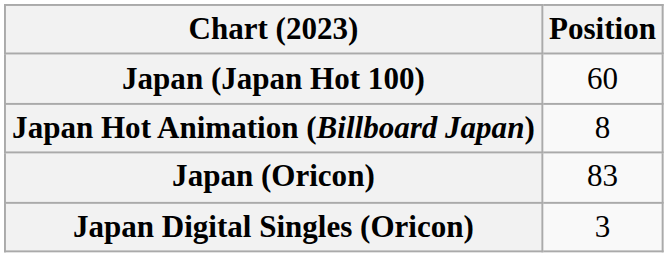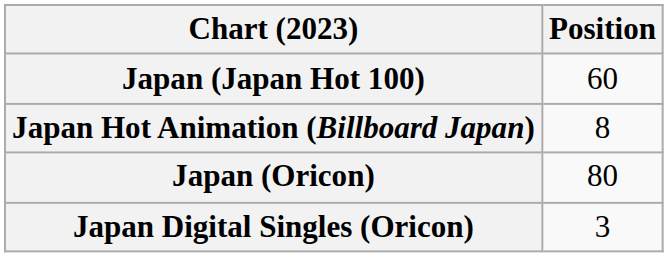(603, 176) 83 -> (603, 176) 80
